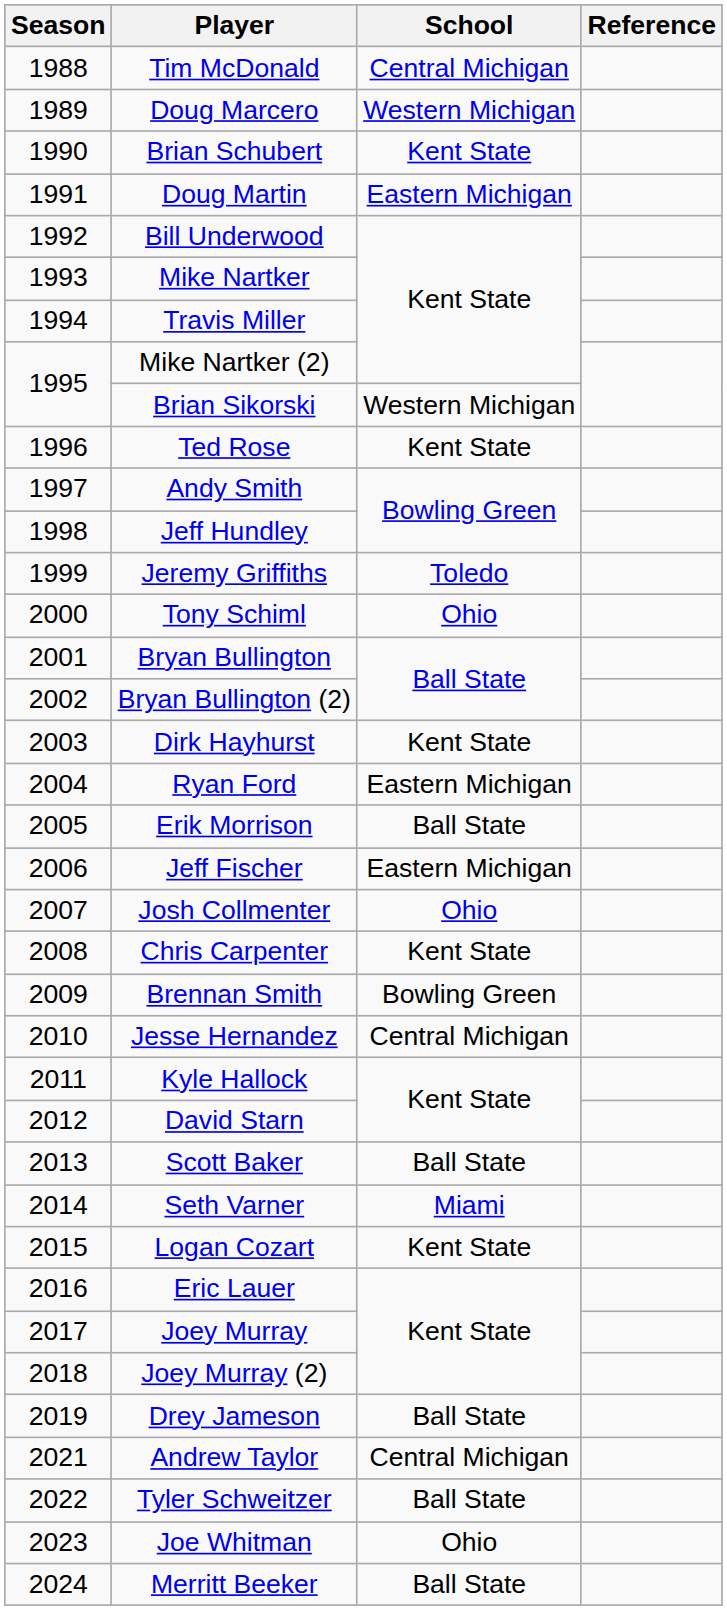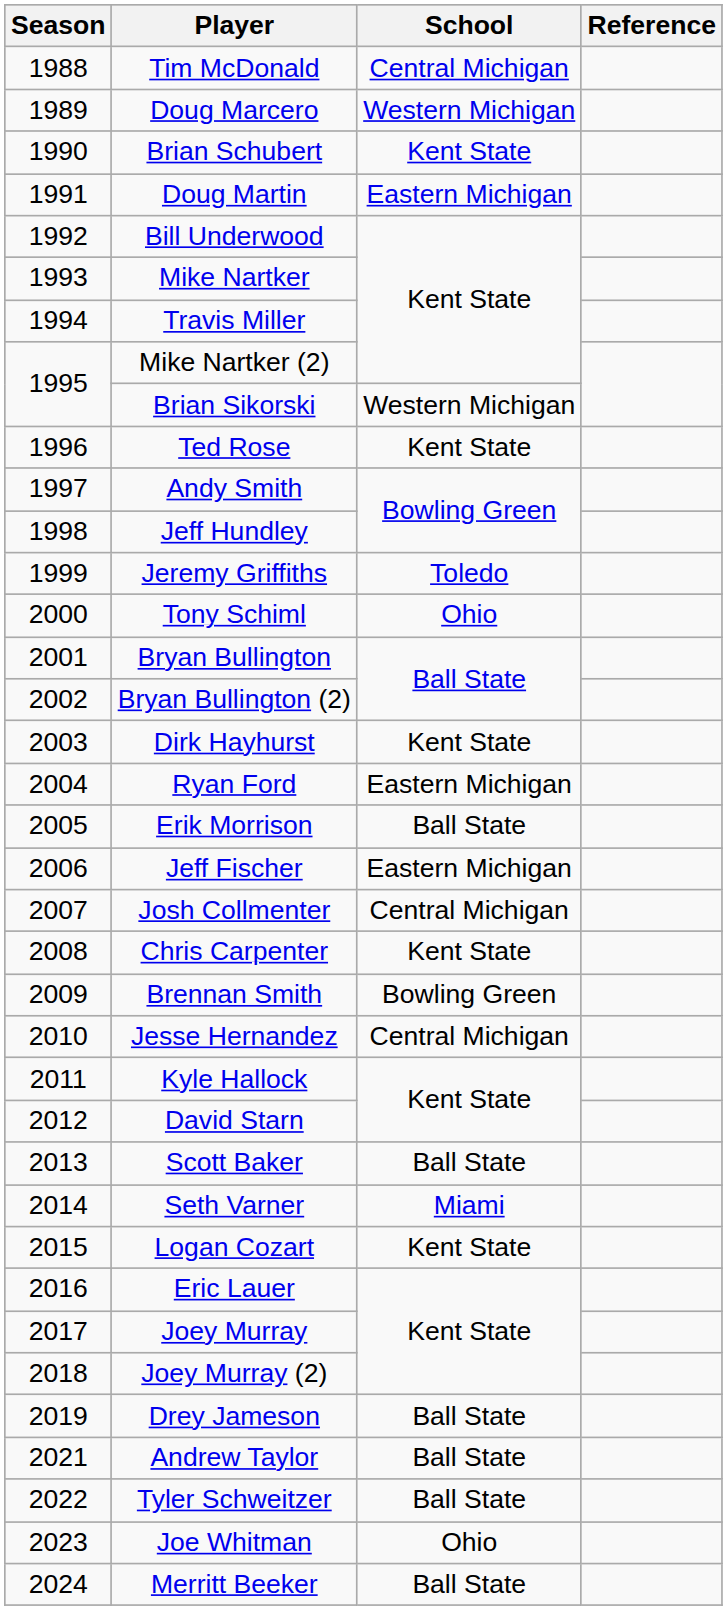(469, 910) Ohio -> (469, 910) Central Michigan
(469, 1457) Central Michigan -> (469, 1457) Ball State
